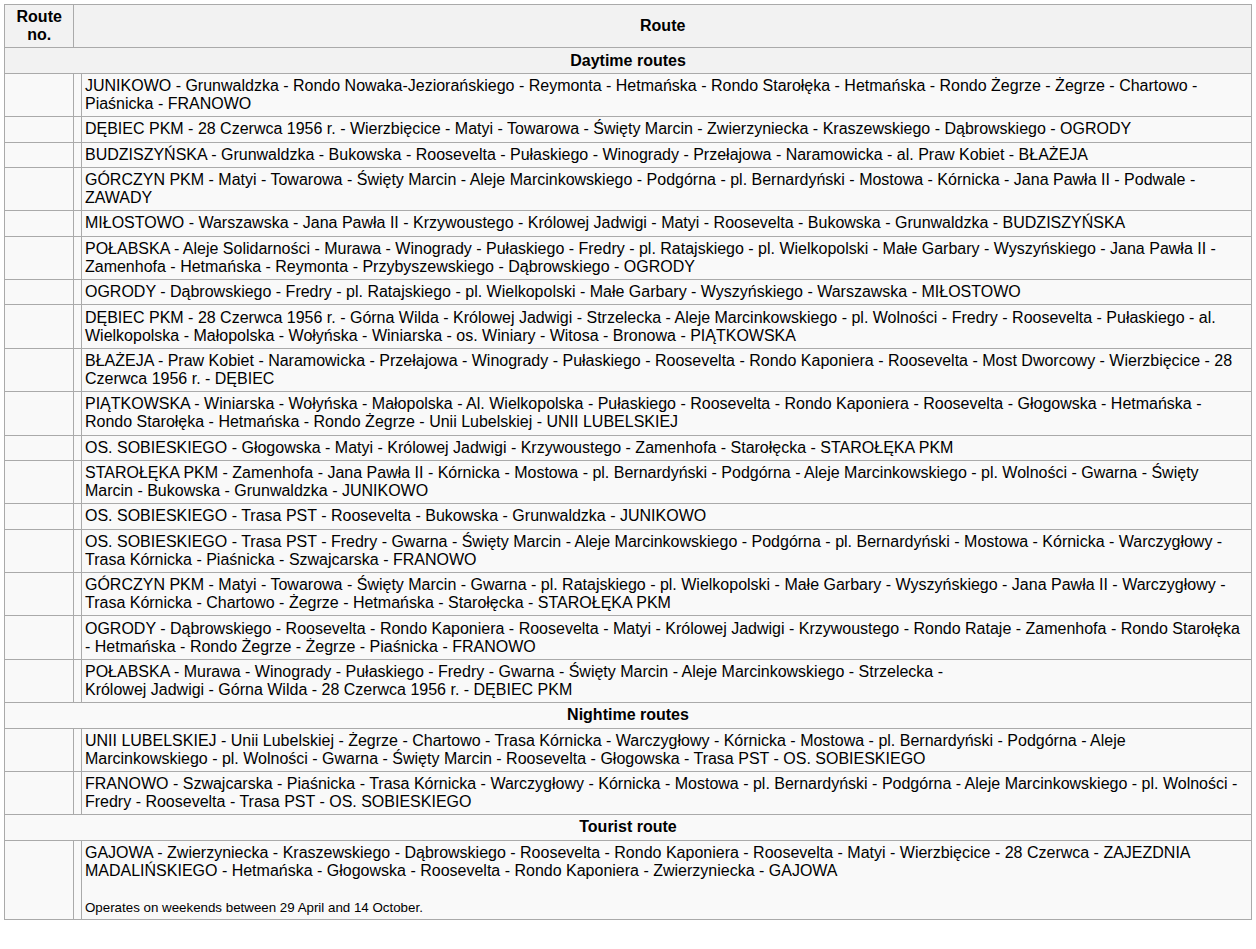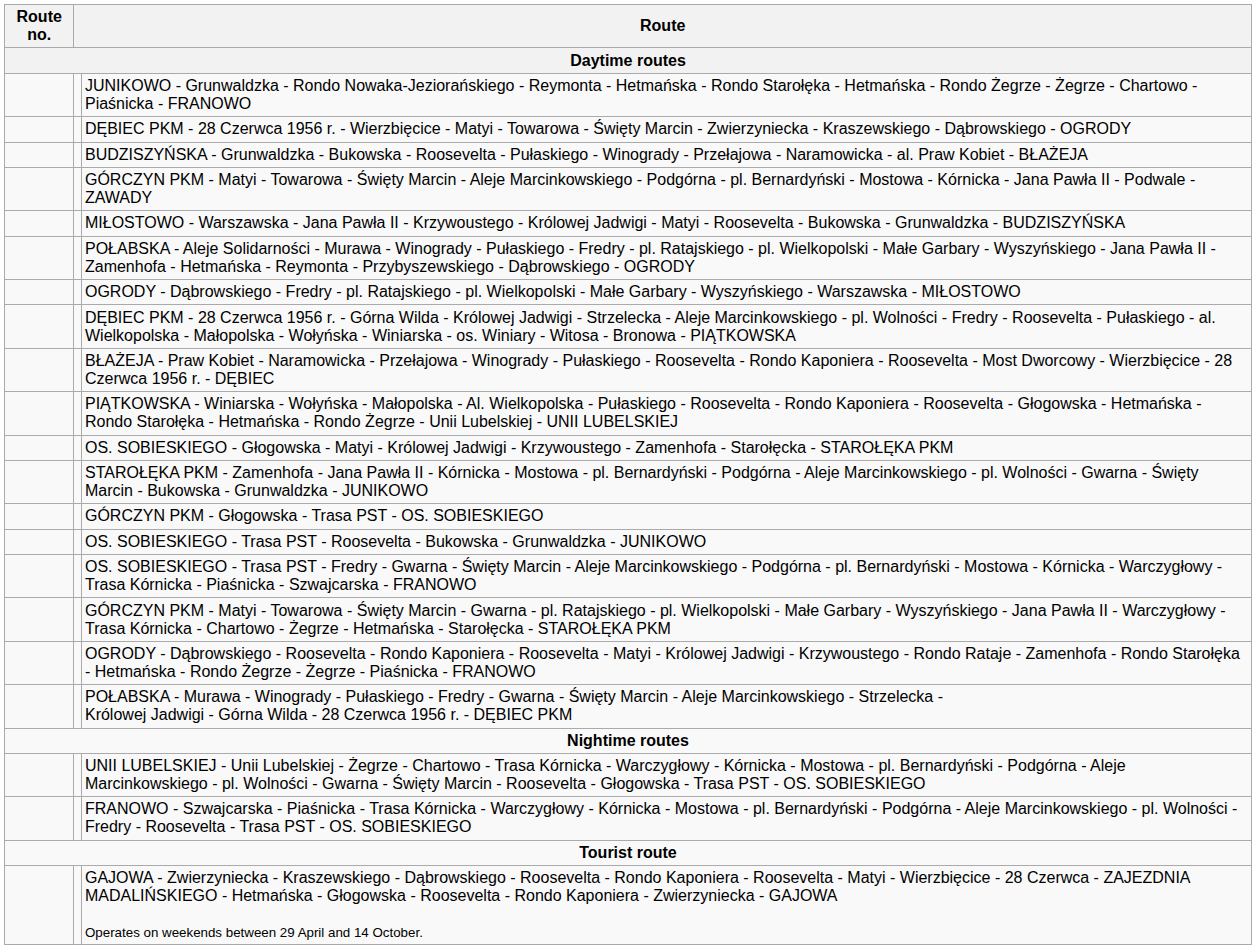+ row: (314, 516)
